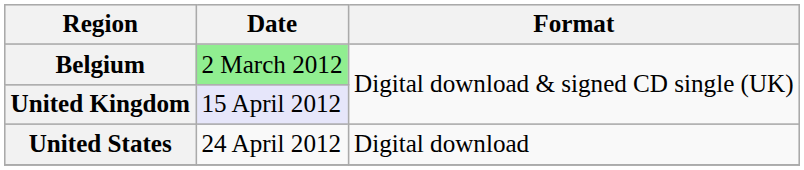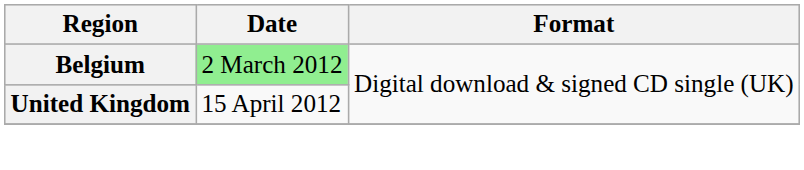(271, 104) lavender background -> (271, 104) no background
- row: (100, 143)
